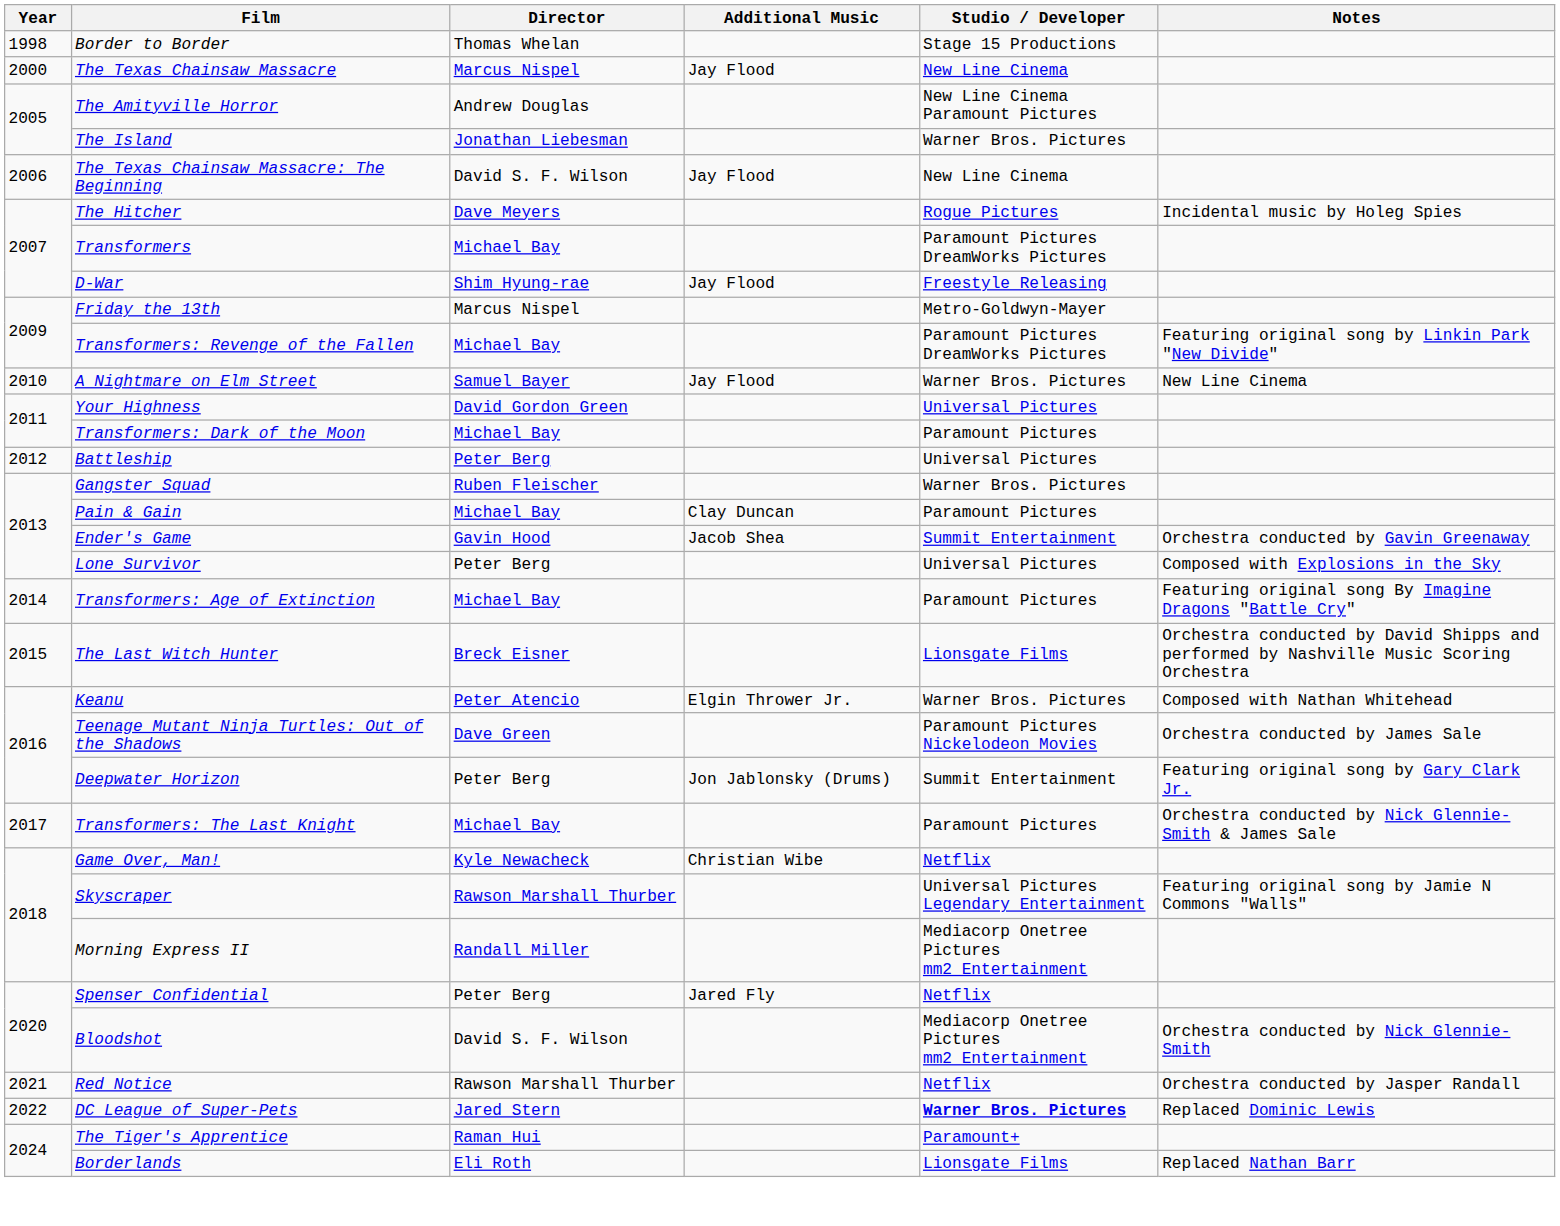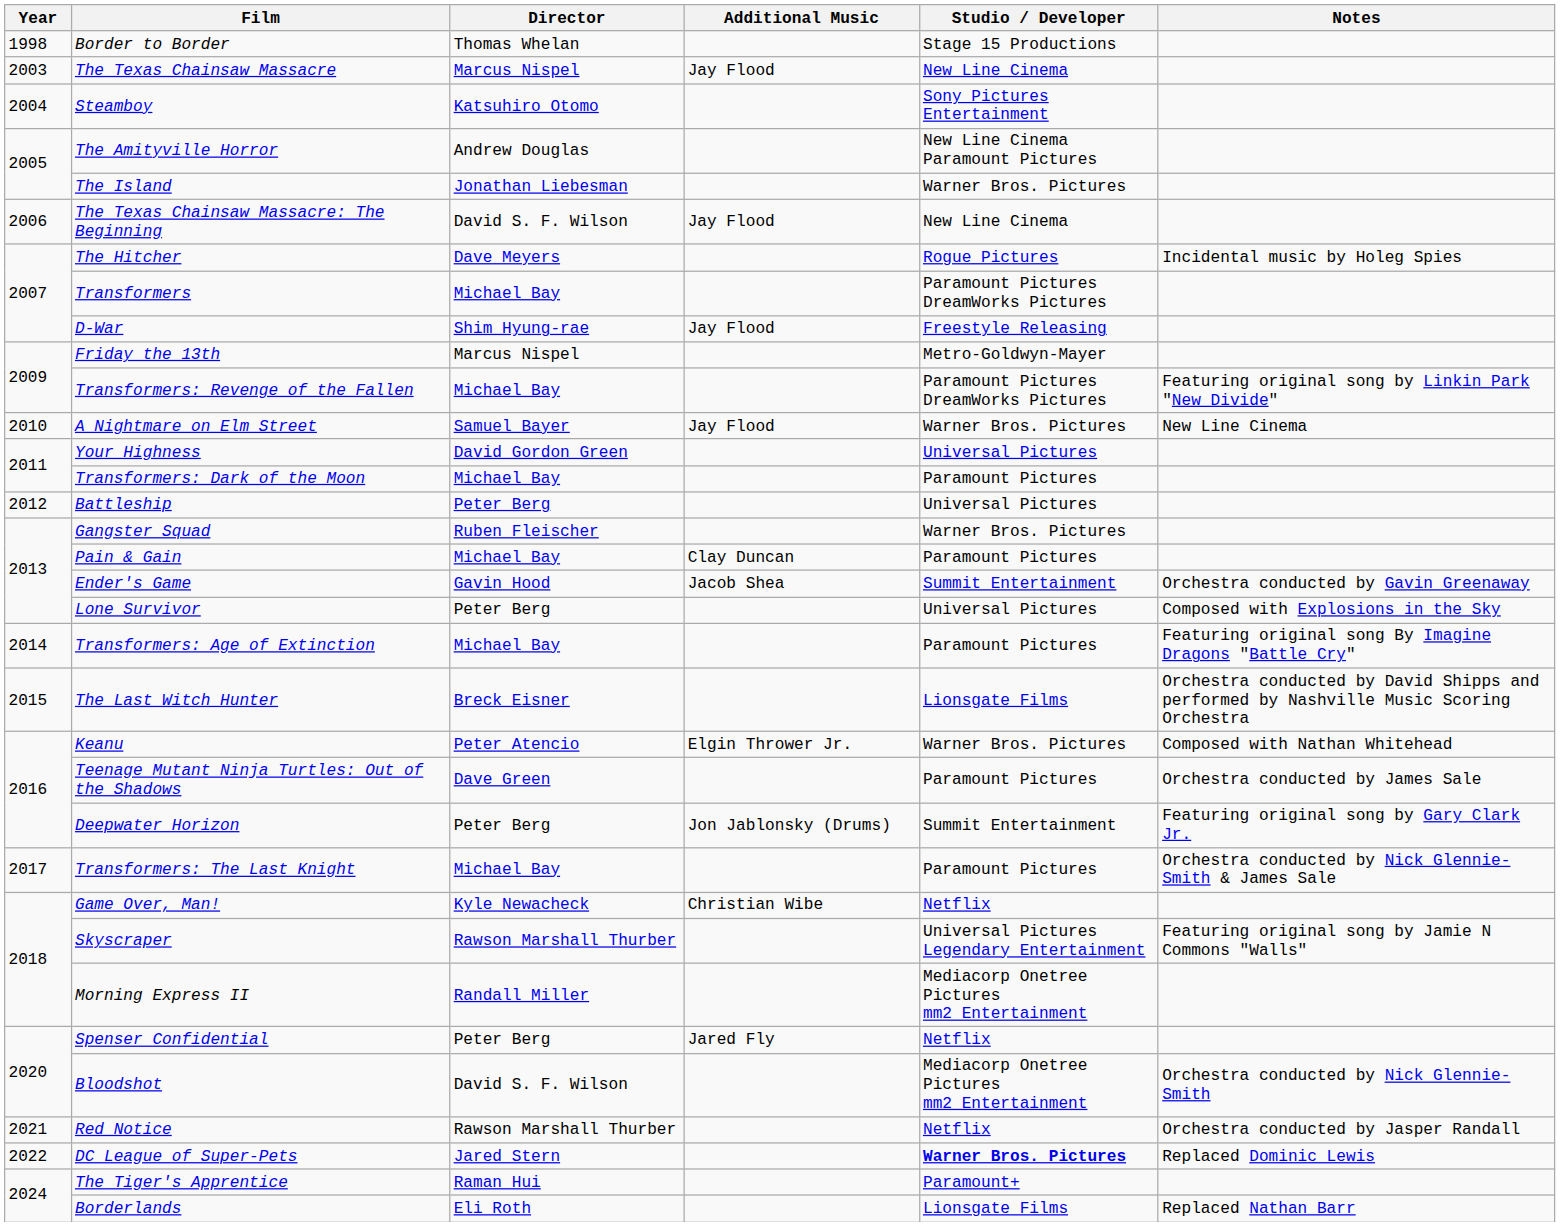(28, 70) 2000 -> (28, 70) 2003
+ row: (114, 106)
(1010, 735) Paramount Pictures Nickelodeon Movies -> (1010, 780) Paramount Pictures
